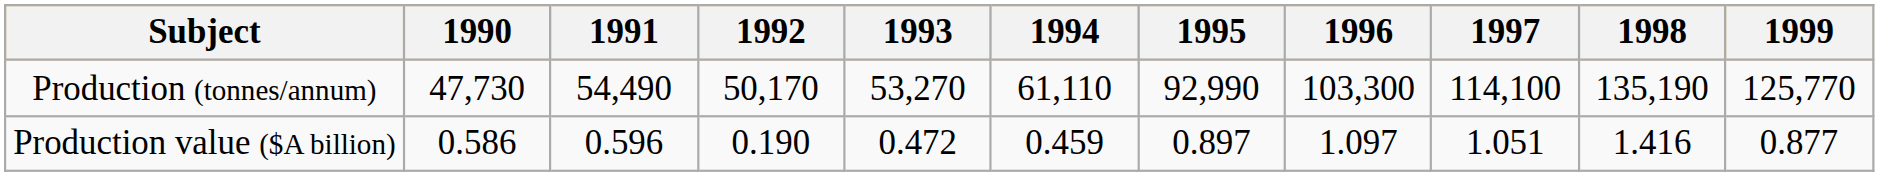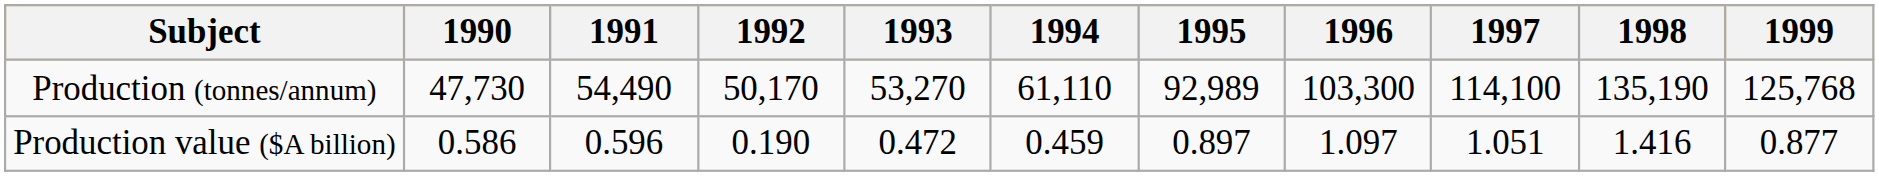(1211, 87) 92,990 -> (1211, 87) 92,989
(1799, 87) 125,770 -> (1799, 87) 125,768
